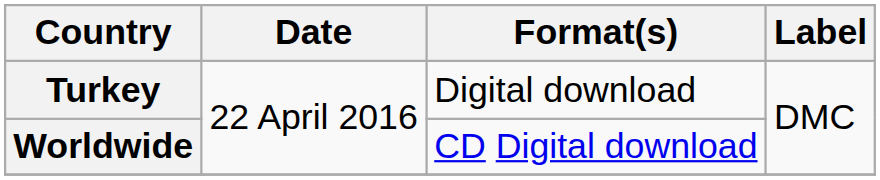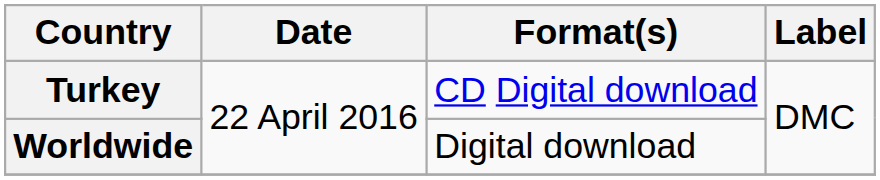(565, 89) Digital download -> (596, 89) CD Digital download
(596, 145) CD Digital download -> (565, 145) Digital download
